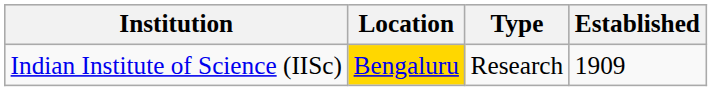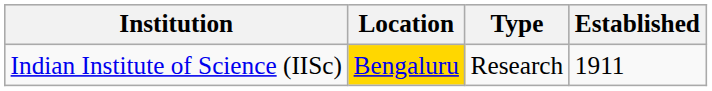(600, 64) 1909 -> (600, 64) 1911
